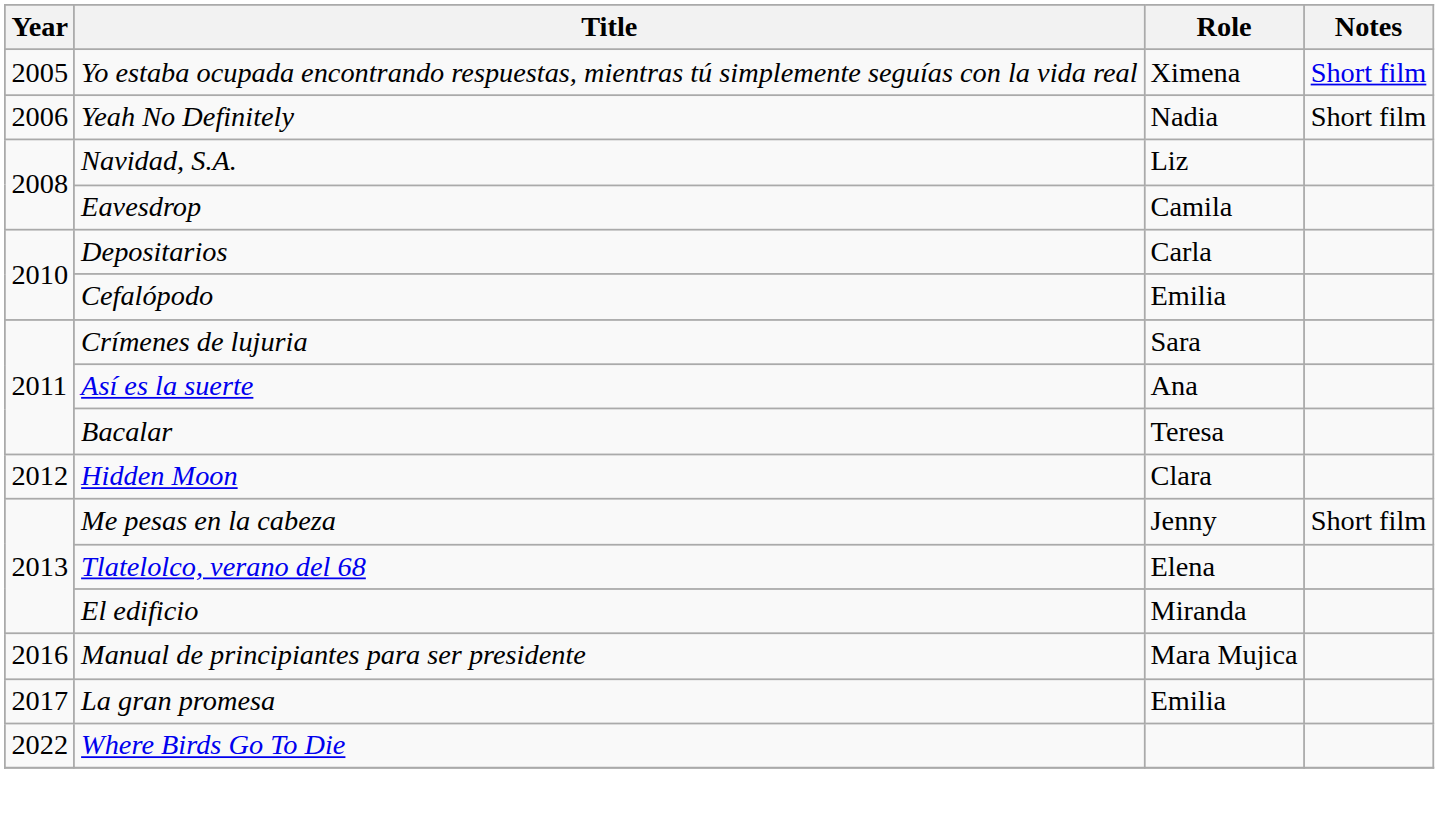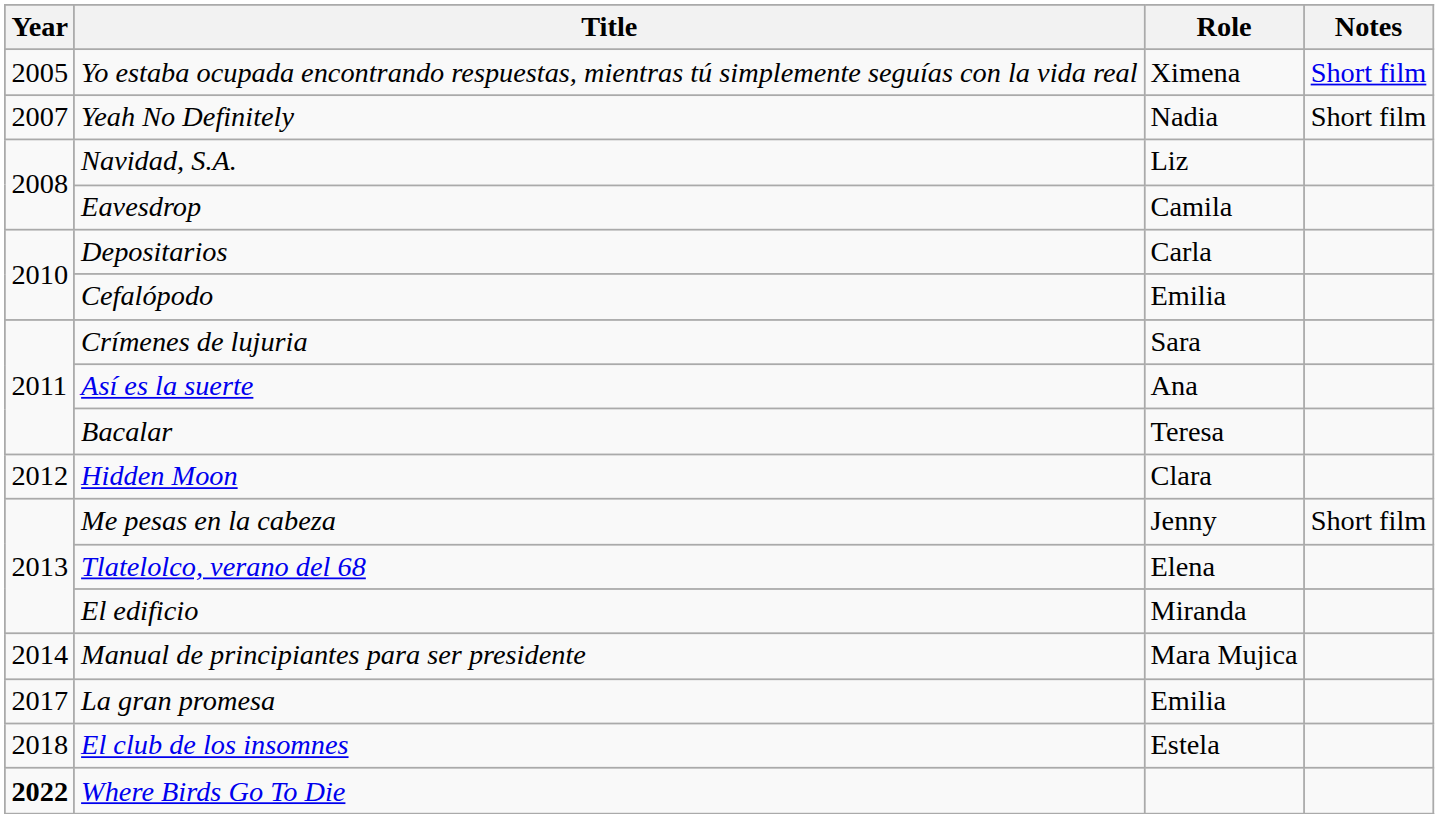(40, 116) 2006 -> (40, 116) 2007
(40, 655) 2016 -> (40, 655) 2014
+ row: (215, 745)
(40, 745) normal -> (40, 790) bold
